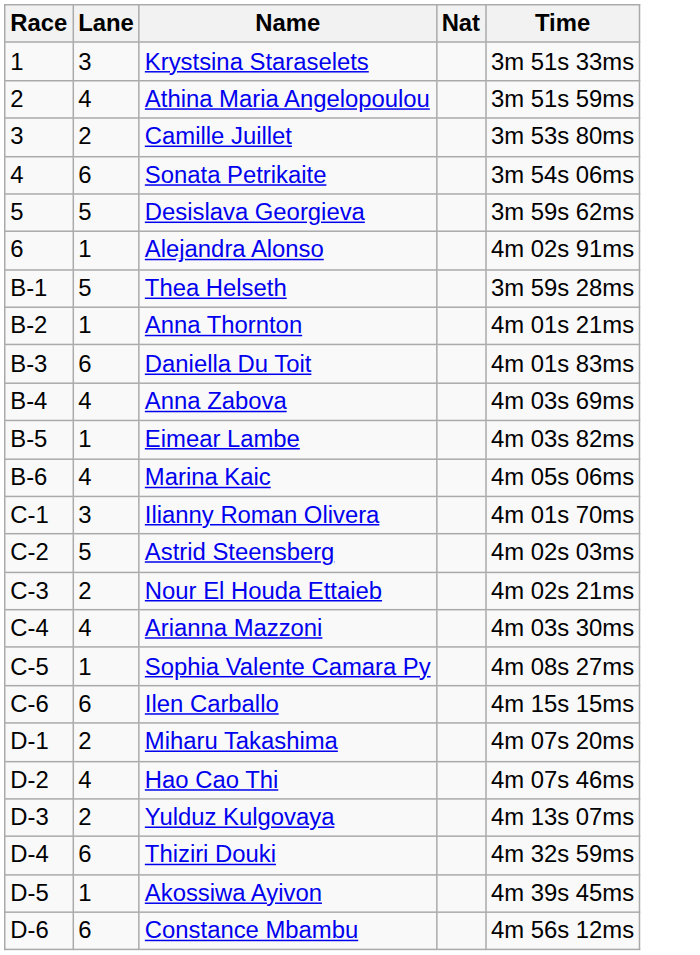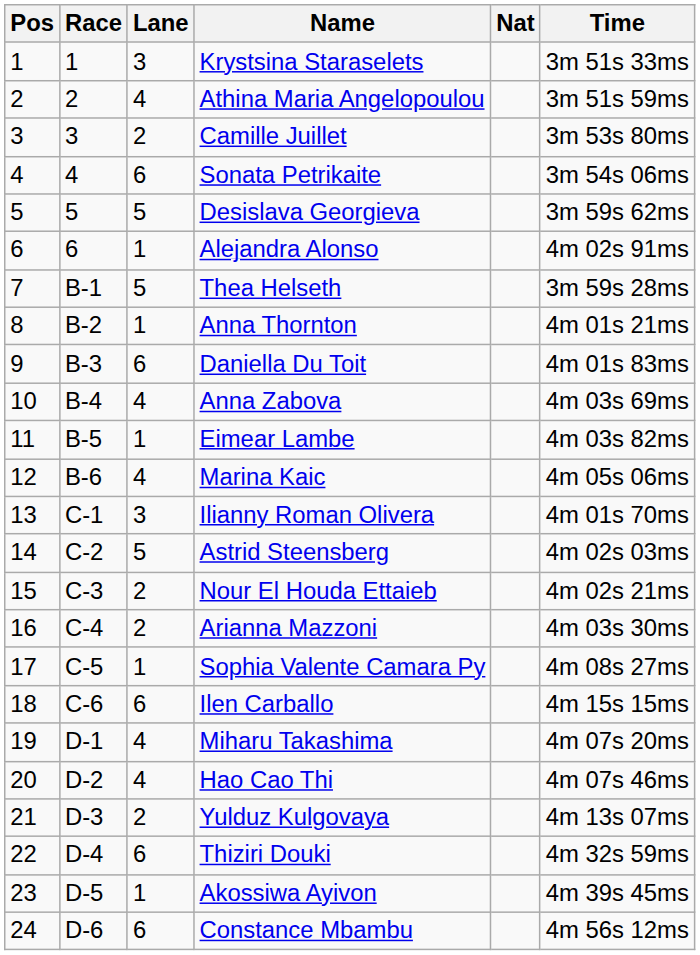+ column: (32, 23)
(85, 628) 4 -> (140, 628) 2
(85, 741) 2 -> (140, 741) 4
